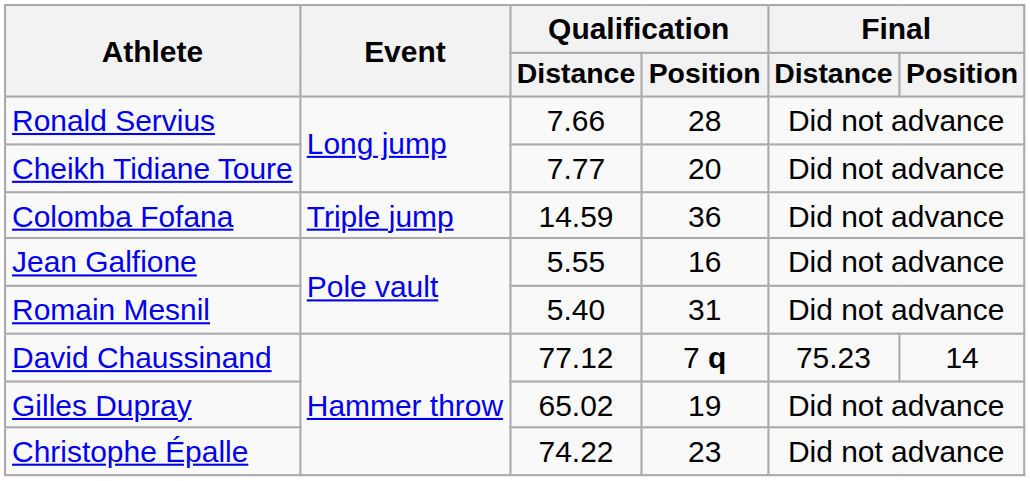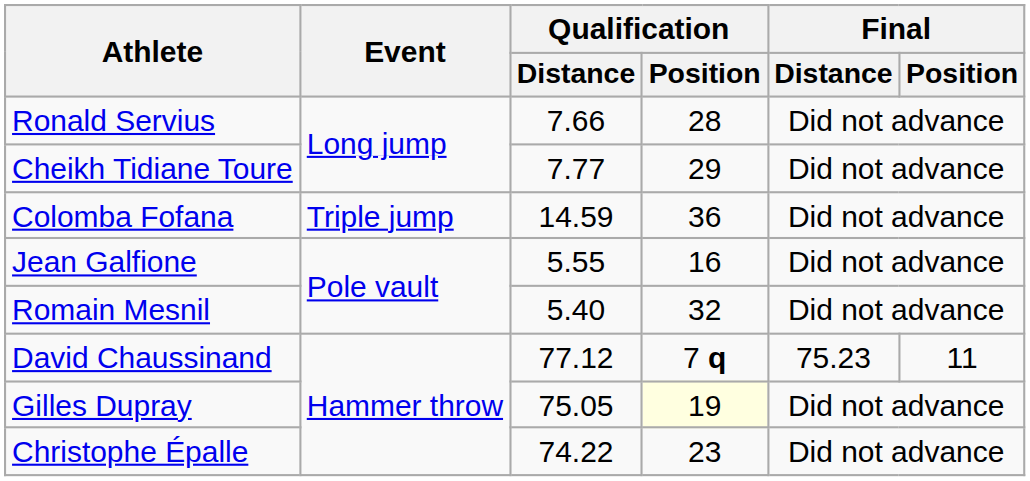(705, 168) 20 -> (705, 168) 29
(705, 310) 31 -> (705, 310) 32
(962, 358) 14 -> (962, 358) 11
(576, 405) 65.02 -> (576, 405) 75.05
(705, 405) no background -> (705, 405) lightyellow background
